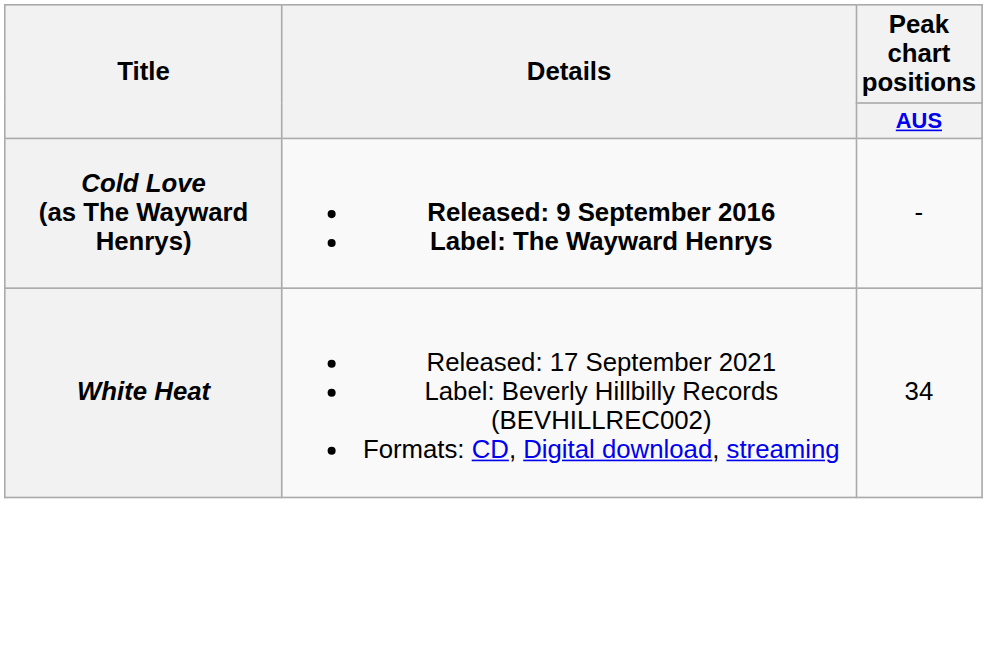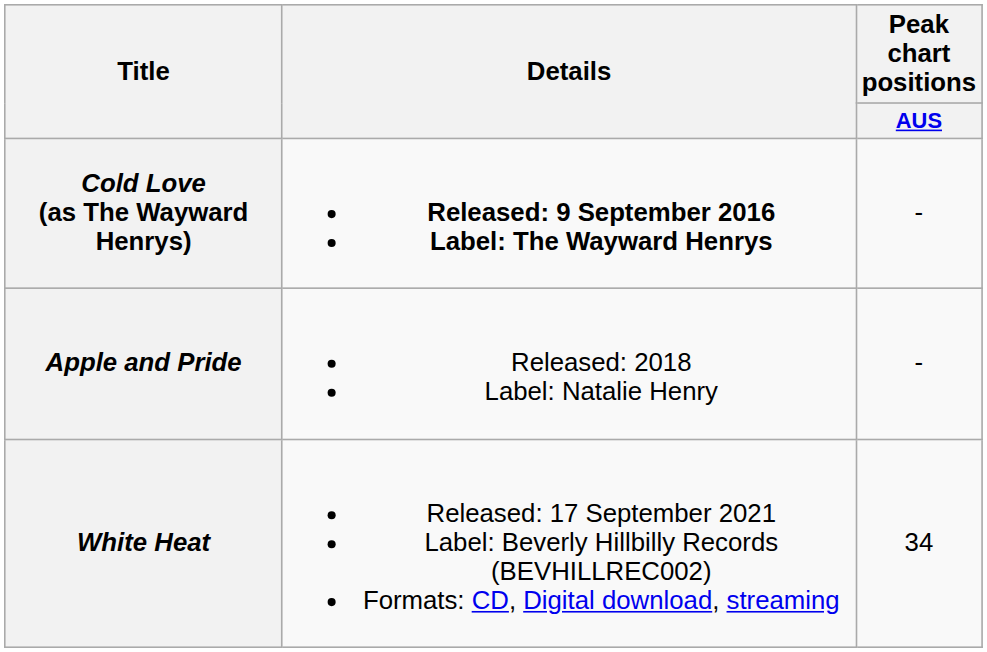+ row: (144, 363)
